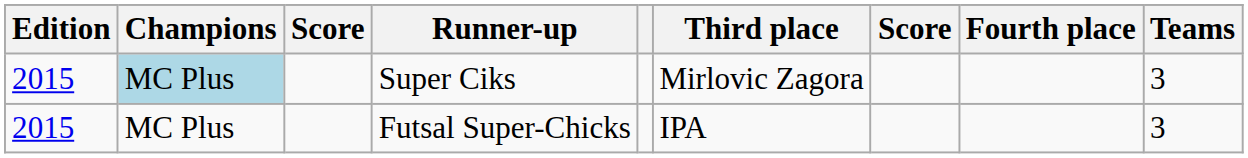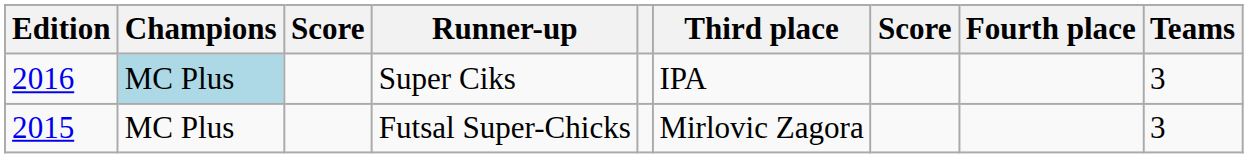(43, 78) 2015 -> (43, 78) 2016
(762, 78) Mirlovic Zagora -> (683, 78) IPA
(683, 127) IPA -> (762, 127) Mirlovic Zagora
